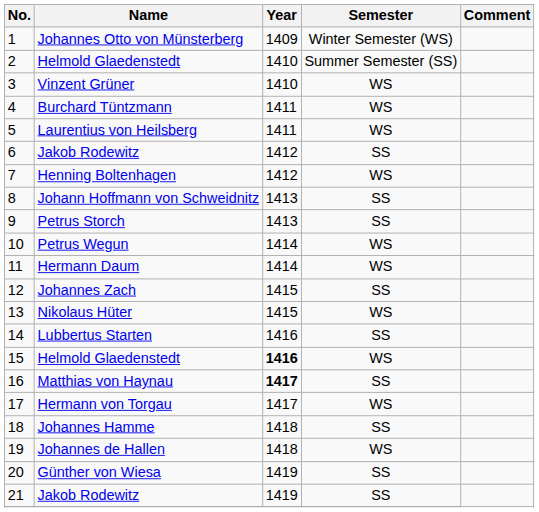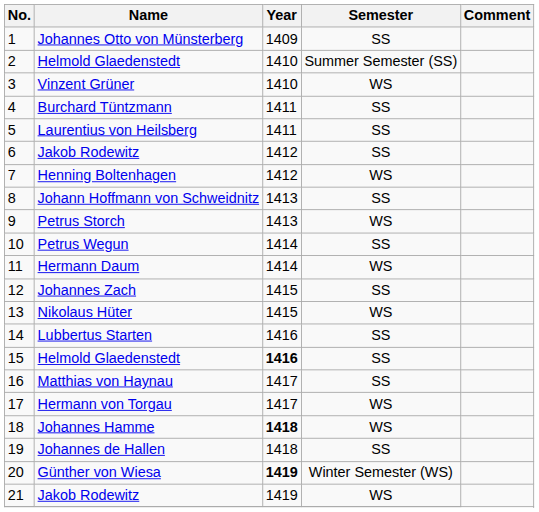(381, 38) Winter Semester (WS) -> (381, 38) SS
(381, 107) WS -> (381, 107) SS
(381, 130) WS -> (381, 130) SS
(381, 221) SS -> (381, 221) WS
(381, 244) WS -> (381, 244) SS
(381, 358) WS -> (381, 358) SS
(282, 381) bold -> (282, 381) normal
(282, 426) normal -> (282, 426) bold
(381, 426) SS -> (381, 426) WS
(381, 449) WS -> (381, 449) SS
(282, 472) normal -> (282, 472) bold
(381, 472) SS -> (381, 472) Winter Semester (WS)
(381, 495) SS -> (381, 495) WS
